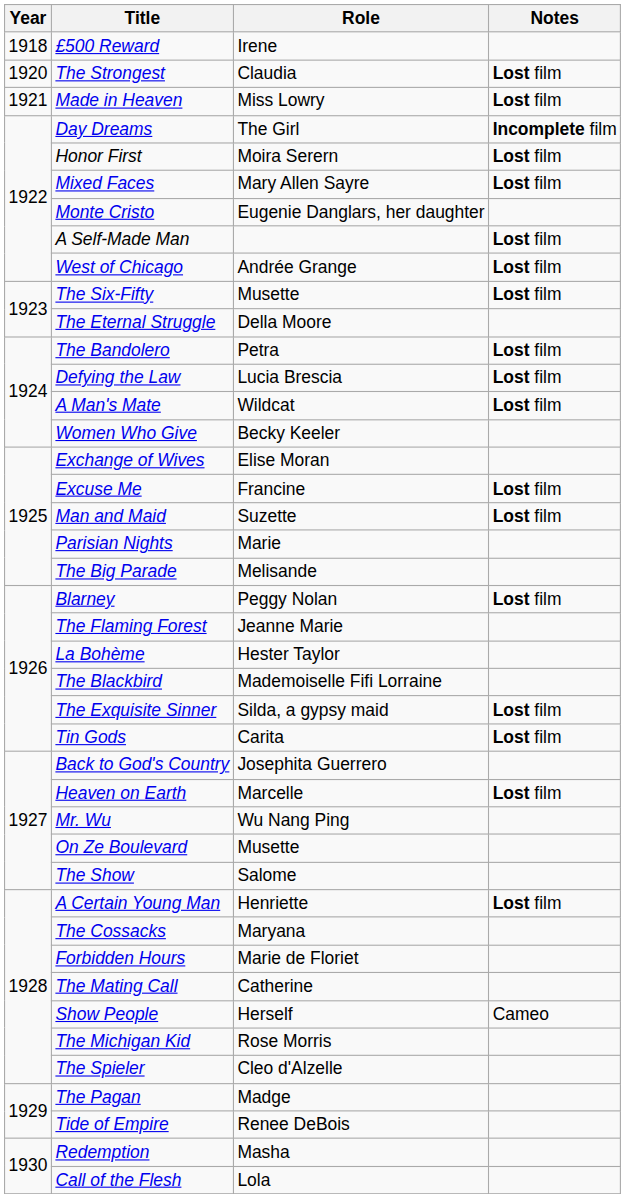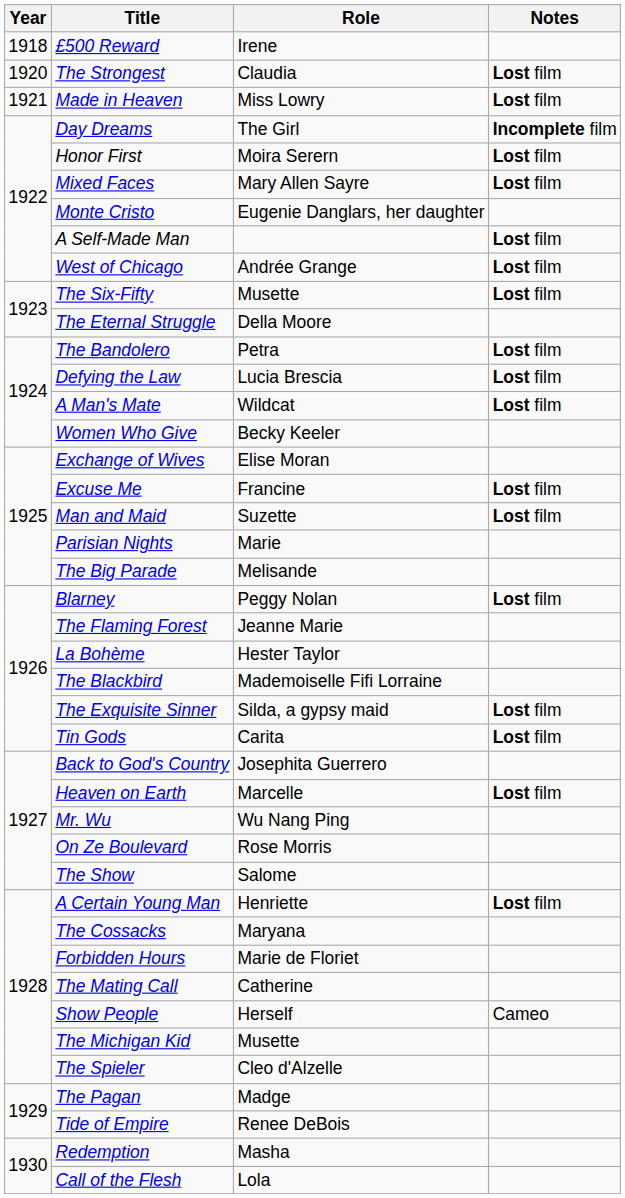(268, 848) Musette -> (284, 848) Rose Morris
(284, 1041) Rose Morris -> (268, 1041) Musette
